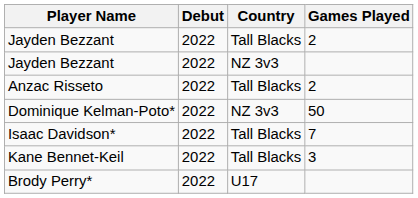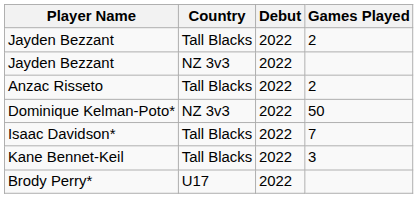columns swapped: (266, 16) <-> (203, 16)
